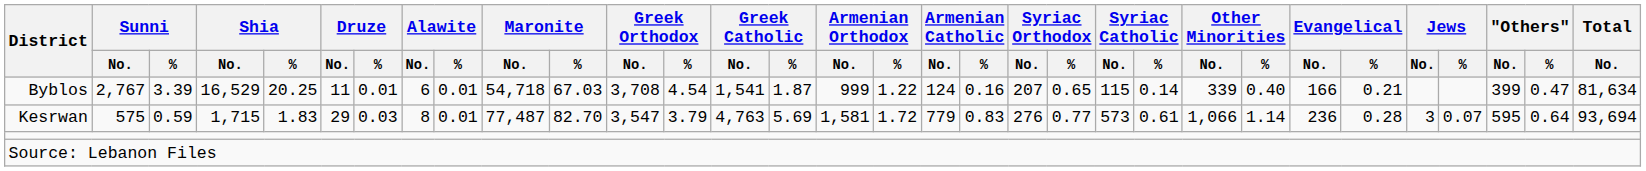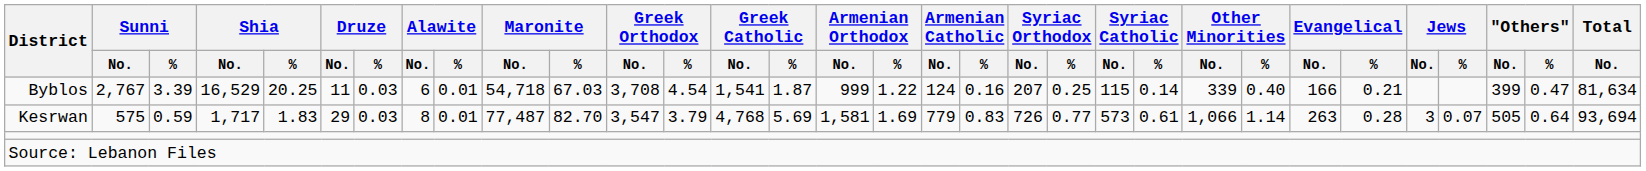(378, 91) 0.01 -> (378, 91) 0.03
(1072, 91) 0.65 -> (1072, 91) 0.25
(235, 118) 1,715 -> (235, 118) 1,717
(740, 118) 4,763 -> (740, 118) 4,768
(897, 118) 1.72 -> (897, 118) 1.69
(1028, 118) 276 -> (1028, 118) 726
(1322, 118) 236 -> (1322, 118) 263
(1506, 118) 595 -> (1506, 118) 505
